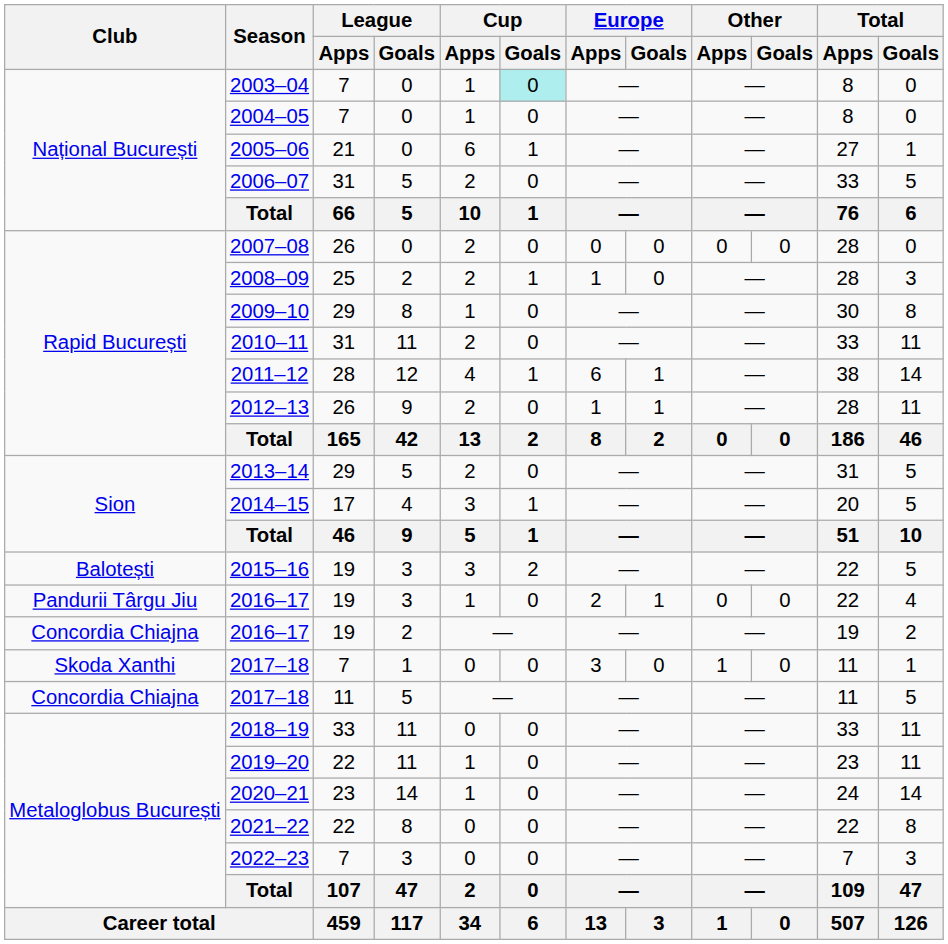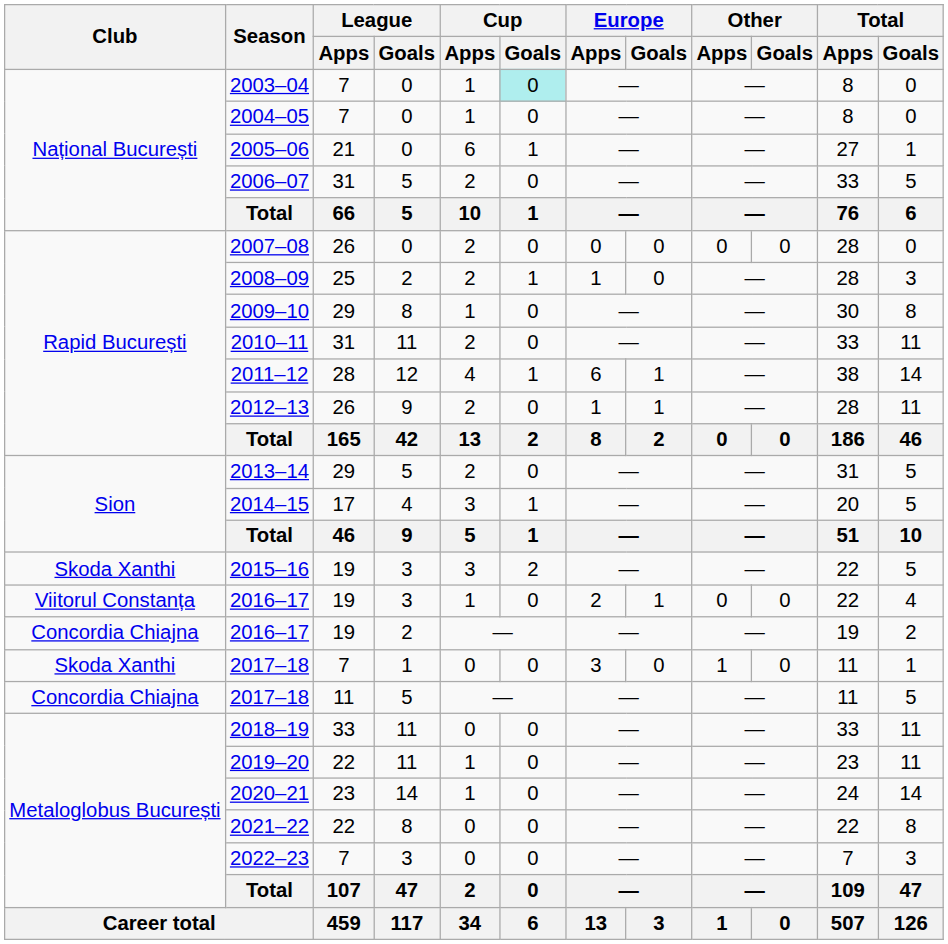(115, 568) Balotești -> (115, 568) Skoda Xanthi
(115, 600) Pandurii Târgu Jiu -> (115, 600) Viitorul Constanța
